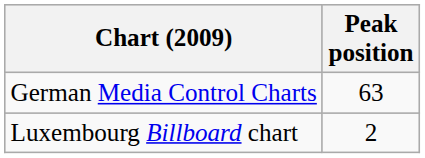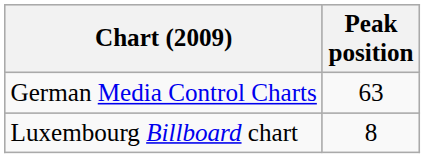(371, 132) 2 -> (371, 132) 8
